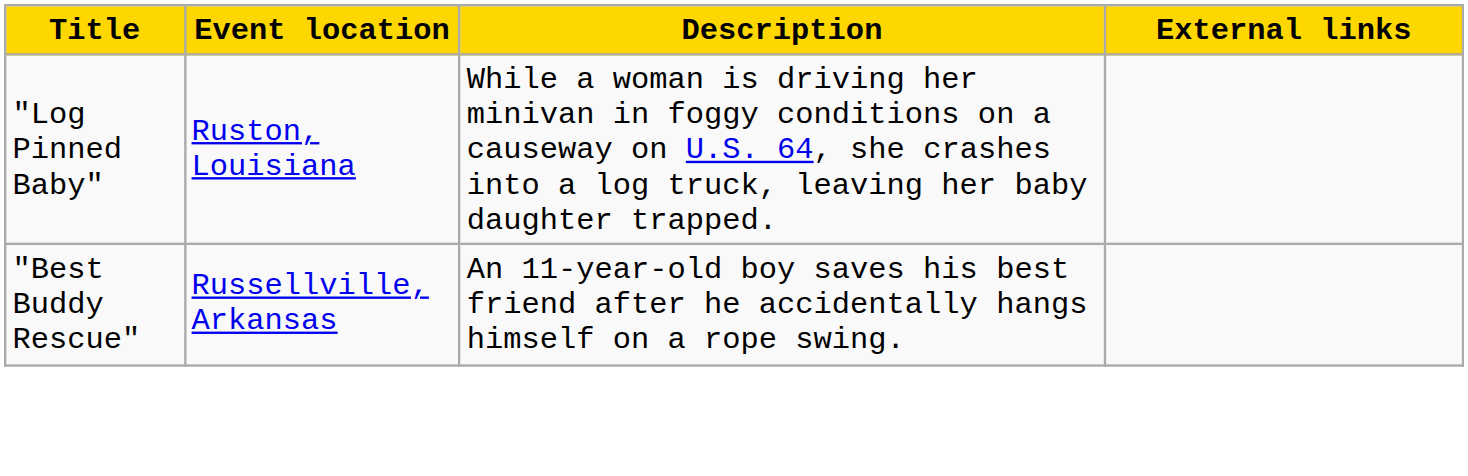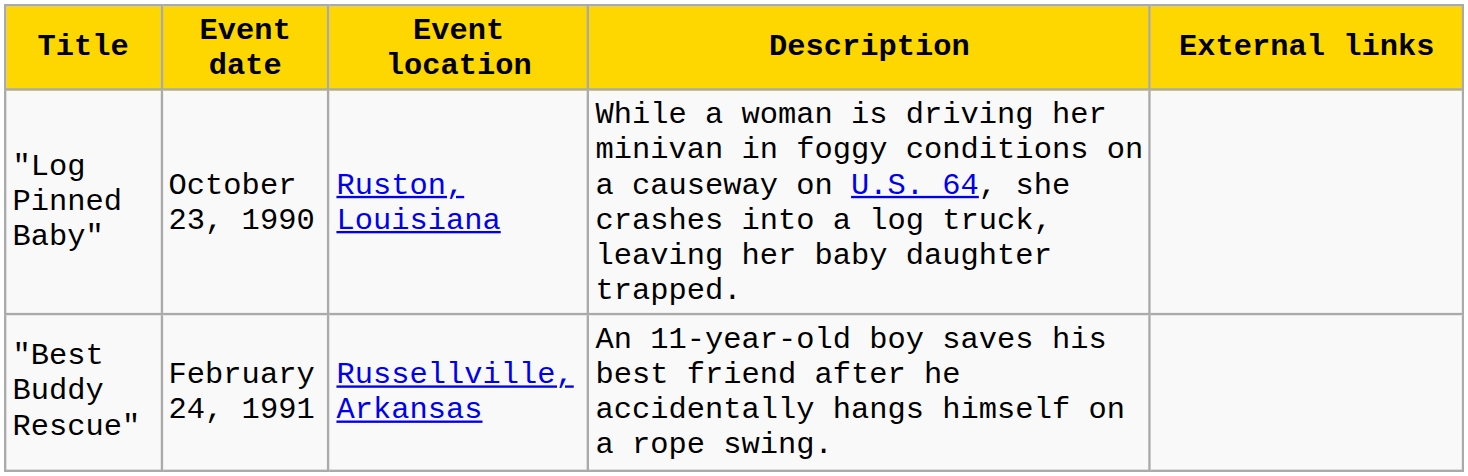+ column: (245, 48)
